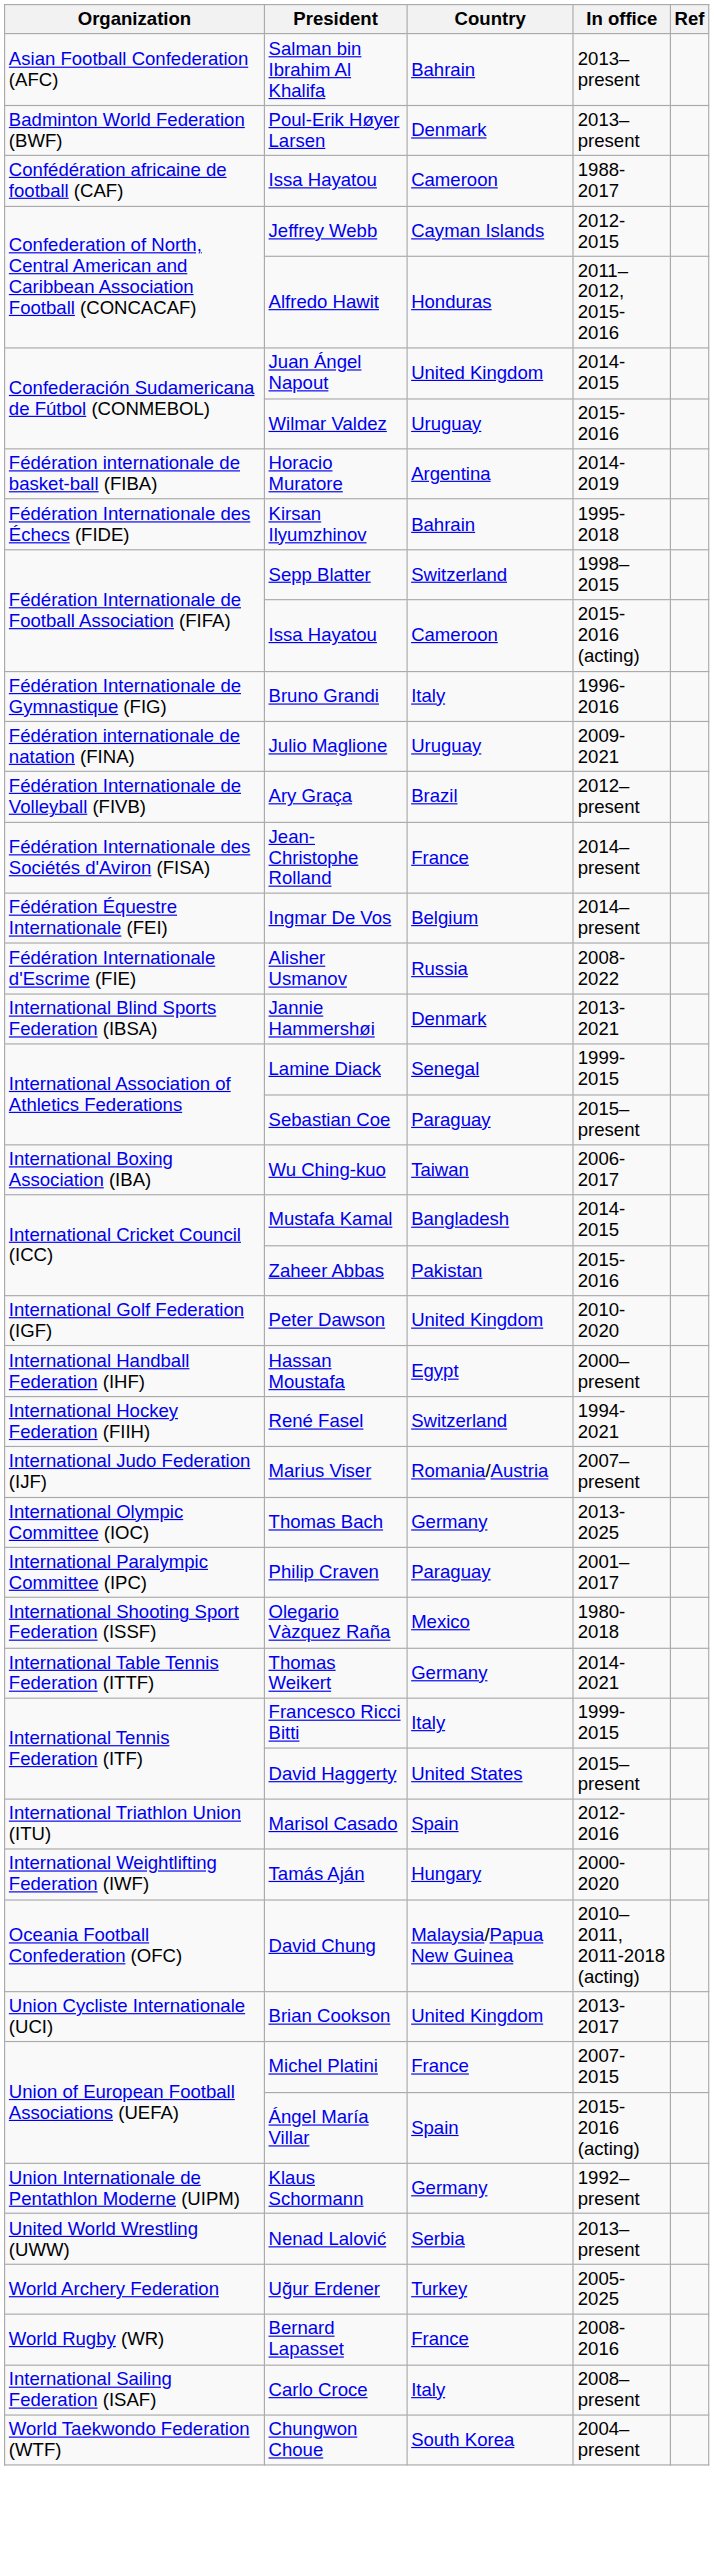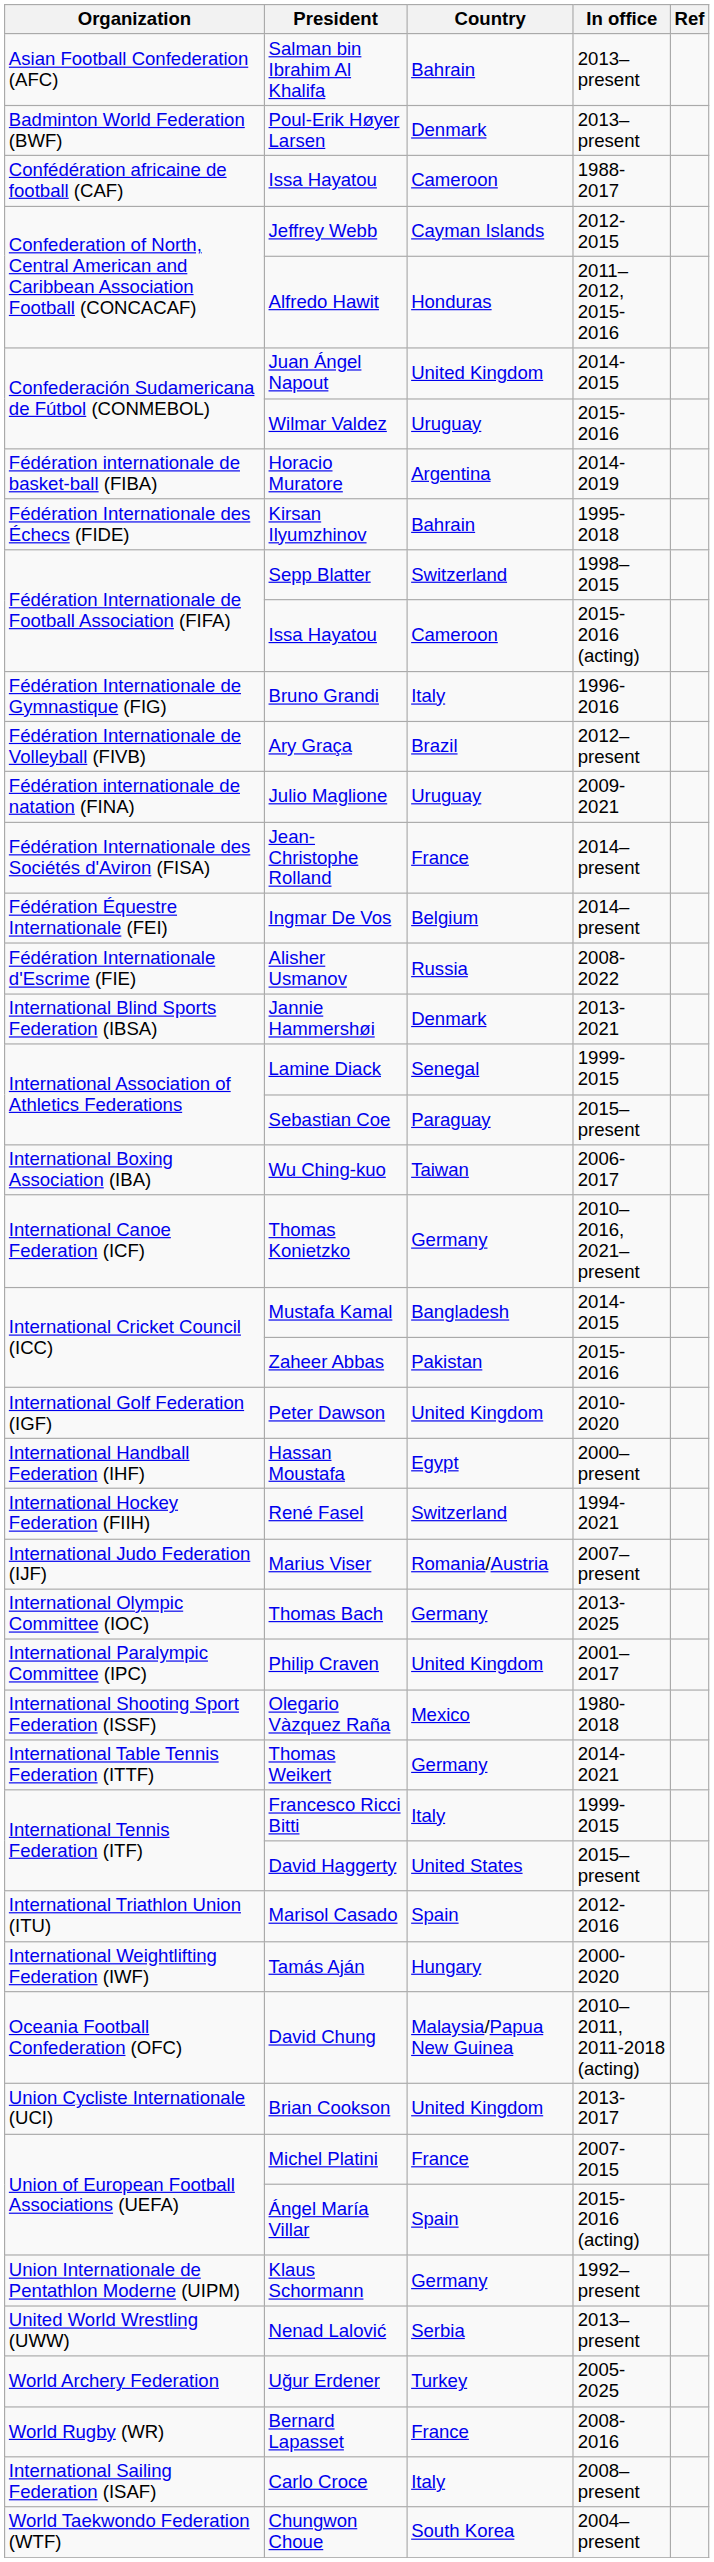rows swapped: (124, 746) <-> (125, 796)
+ row: (90, 1240)
(451, 1572) Paraguay -> (477, 1664) United Kingdom
